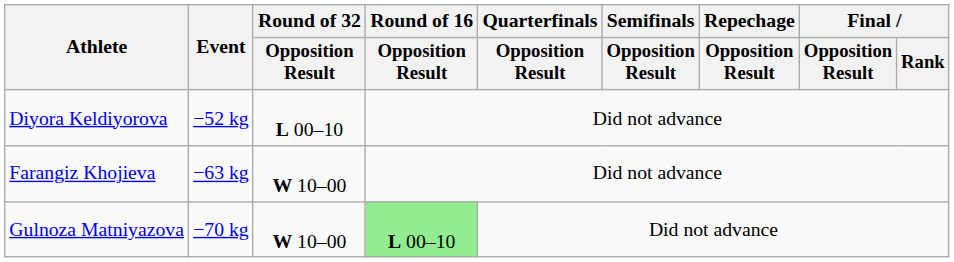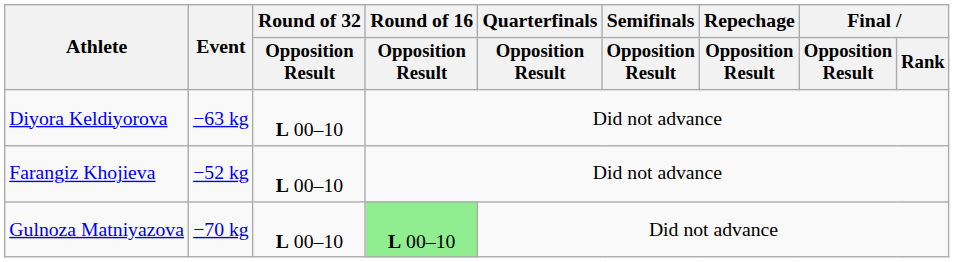(221, 118) −52 kg -> (221, 118) −63 kg
(221, 173) −63 kg -> (221, 173) −52 kg
(309, 185) W 10–00 -> (309, 185) L 00–10
(309, 241) W 10–00 -> (309, 241) L 00–10
